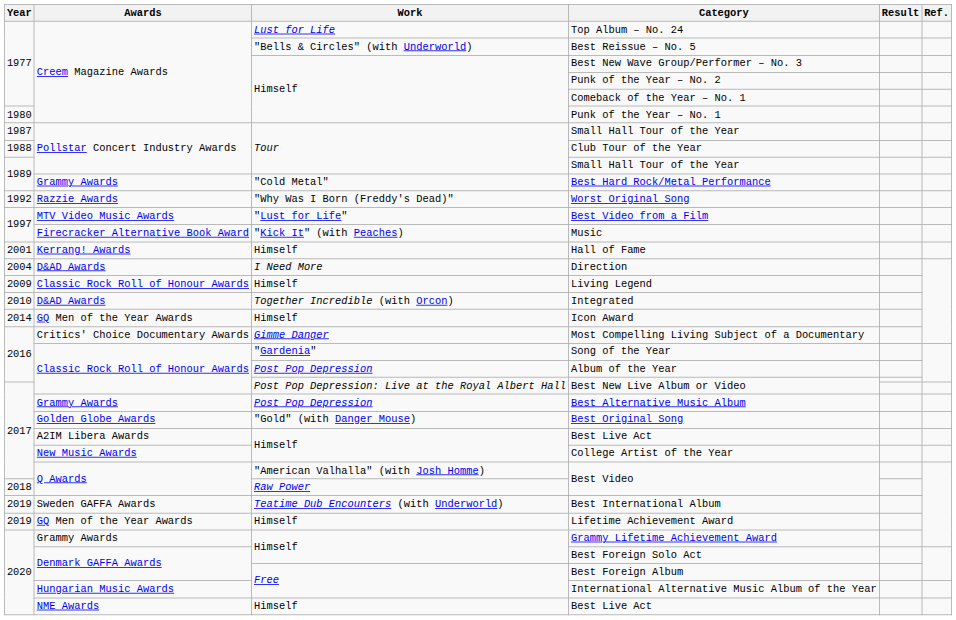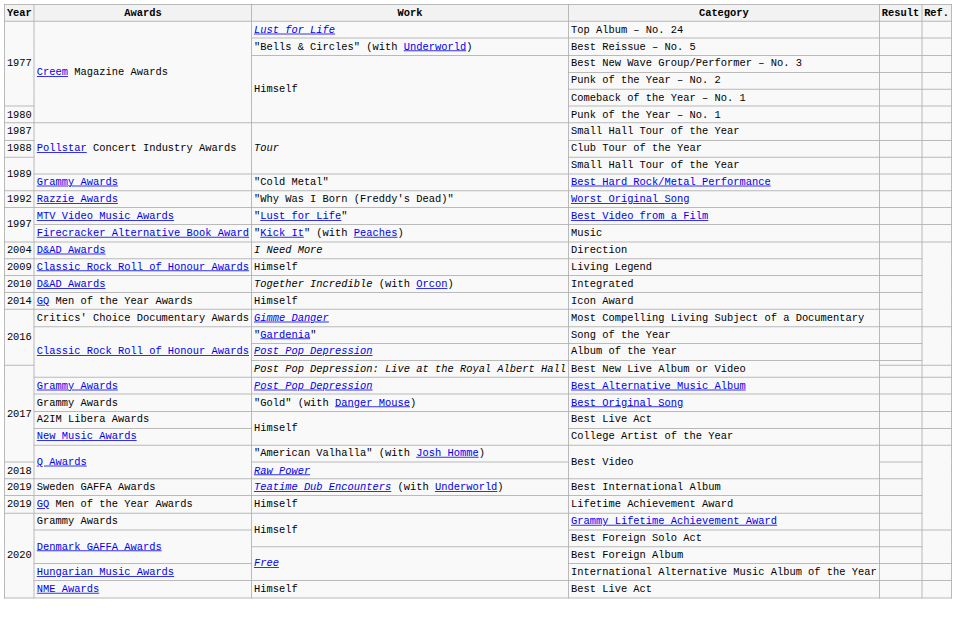- row: (19, 250)
(96, 420) Golden Globe Awards -> (77, 403) Grammy Awards
